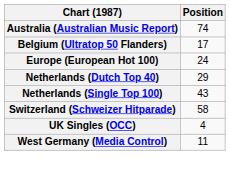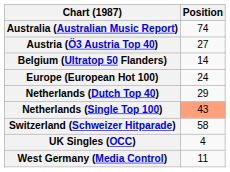+ row: (92, 45)
(203, 45) 17 -> (203, 61) 14
(203, 93) no background -> (203, 110) lightsalmon background
